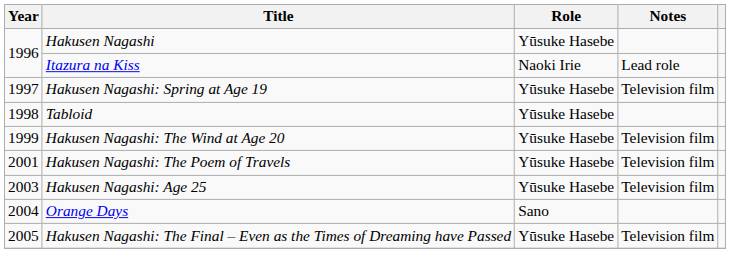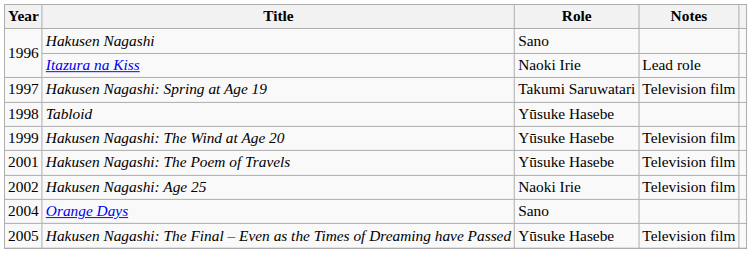(566, 41) Yūsuke Hasebe -> (534, 41) Sano
(566, 89) Yūsuke Hasebe -> (577, 89) Takumi Saruwatari
(23, 187) 2003 -> (23, 187) 2002
(566, 187) Yūsuke Hasebe -> (550, 187) Naoki Irie
